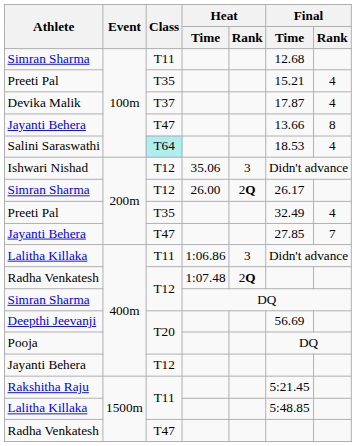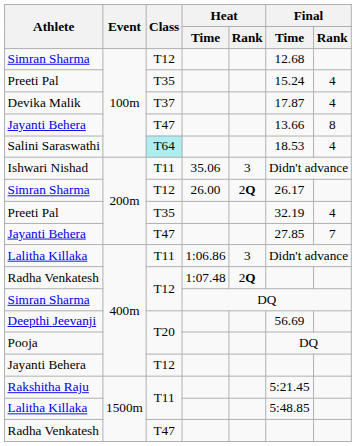(164, 59) T11 -> (164, 59) T12
(289, 81) 15.21 -> (289, 81) 15.24
(164, 168) T12 -> (164, 168) T11
(289, 212) 32.49 -> (289, 212) 32.19
